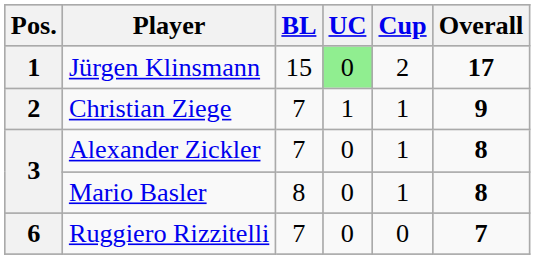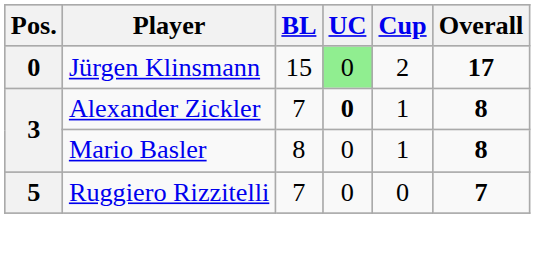(34, 66) 1 -> (34, 66) 0
- row: (150, 108)
(347, 150) normal -> (347, 108) bold
(34, 233) 6 -> (34, 191) 5
